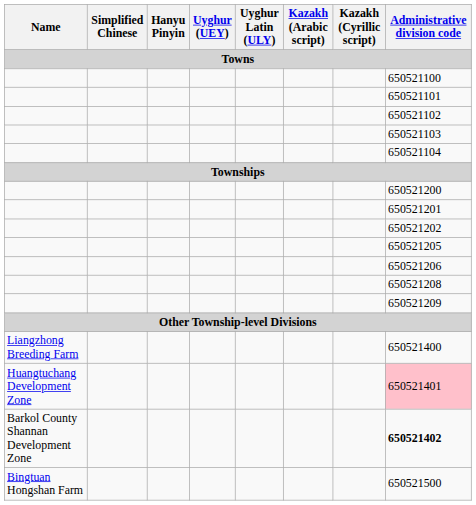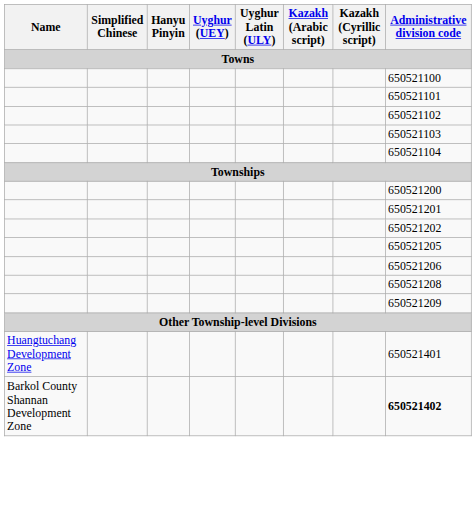- row: (43, 347)
(415, 386) pink background -> (415, 354) no background
- row: (45, 483)
